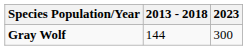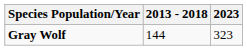(223, 34) 300 -> (223, 34) 323
